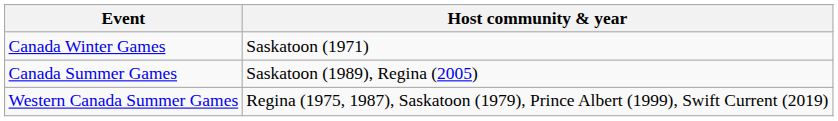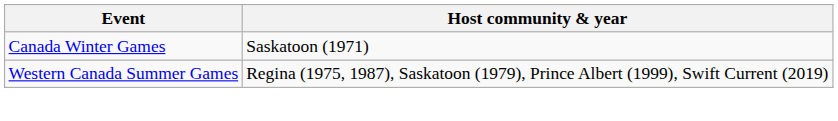- row: (93, 73)
